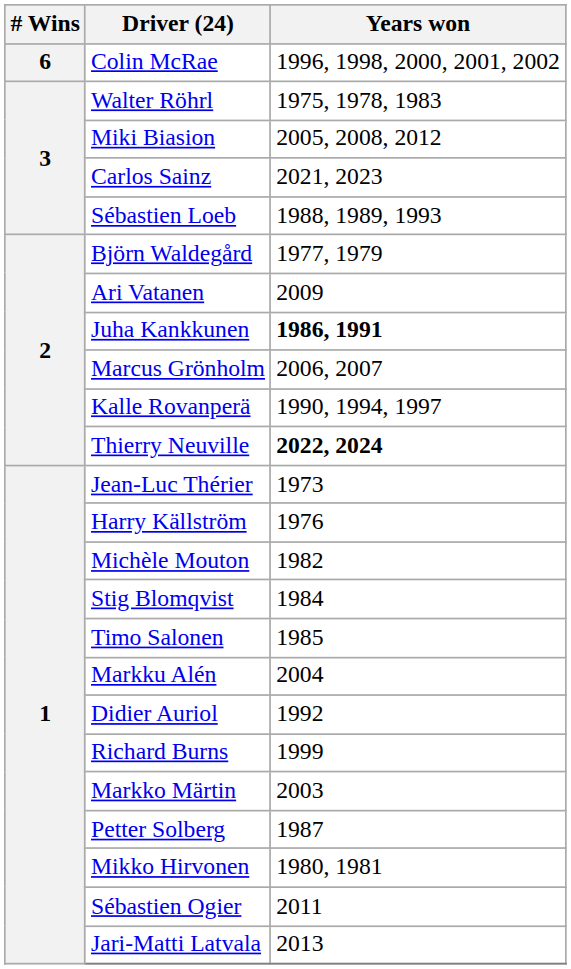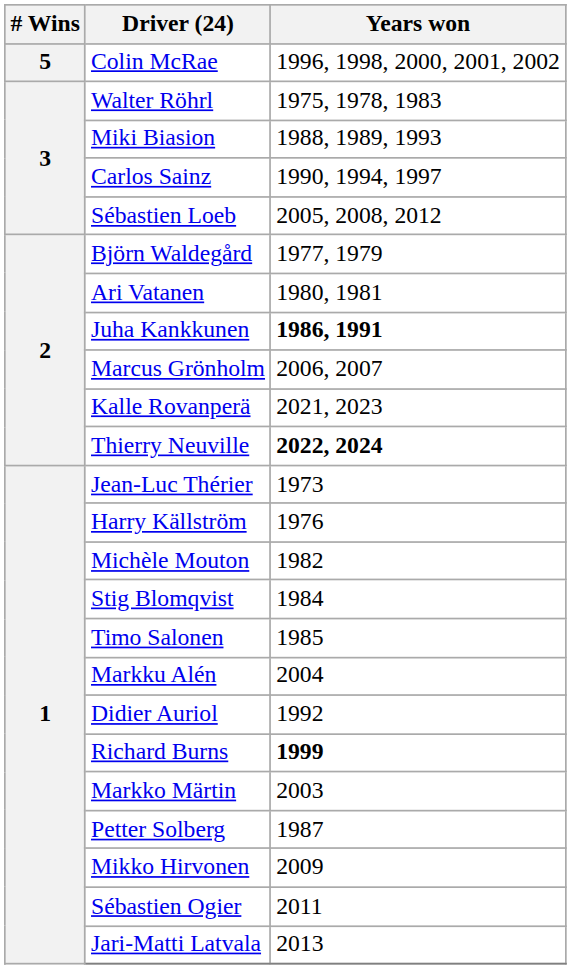(45, 61) 6 -> (45, 61) 5
(359, 138) 2005, 2008, 2012 -> (359, 138) 1988, 1989, 1993
(329, 177) 2021, 2023 -> (359, 177) 1990, 1994, 1997
(359, 215) 1988, 1989, 1993 -> (359, 215) 2005, 2008, 2012
(300, 292) 2009 -> (329, 292) 1980, 1981
(359, 407) 1990, 1994, 1997 -> (329, 407) 2021, 2023
(300, 752) normal -> (300, 752) bold
(329, 867) 1980, 1981 -> (300, 867) 2009
